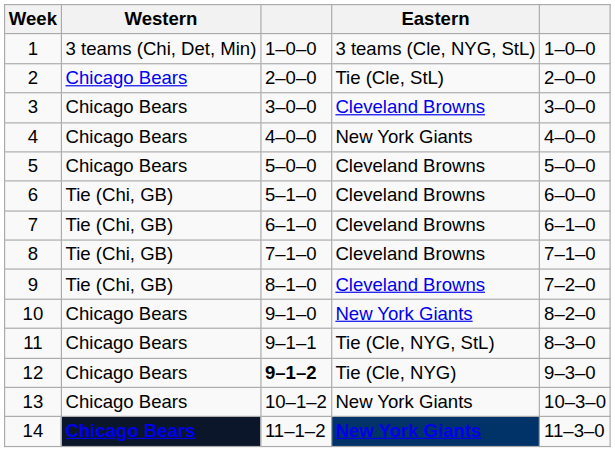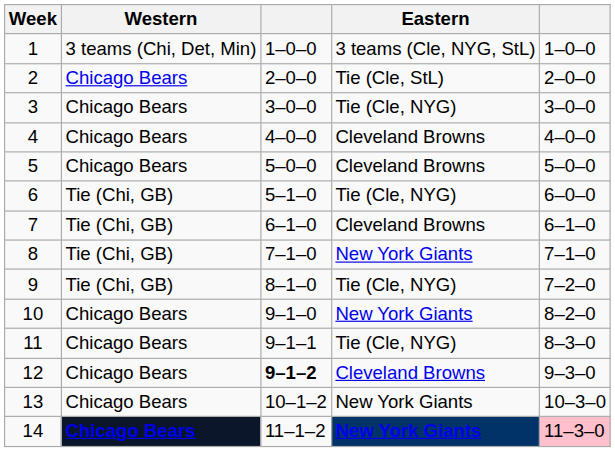(410, 107) Cleveland Browns -> (396, 107) Tie (Cle, NYG)
(404, 136) New York Giants -> (410, 136) Cleveland Browns
(410, 195) Cleveland Browns -> (396, 195) Tie (Cle, NYG)
(410, 254) Cleveland Browns -> (404, 254) New York Giants
(410, 284) Cleveland Browns -> (396, 284) Tie (Cle, NYG)
(415, 343) Tie (Cle, NYG, StL) -> (396, 343) Tie (Cle, NYG)
(396, 372) Tie (Cle, NYG) -> (410, 372) Cleveland Browns
(574, 431) no background -> (574, 431) pink background
